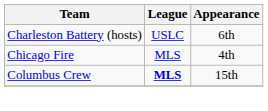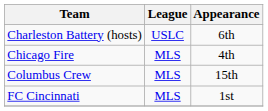(168, 75) bold -> (168, 75) normal
+ row: (43, 95)
